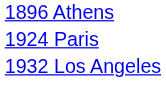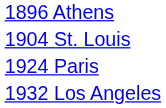+ row: (68, 39)
